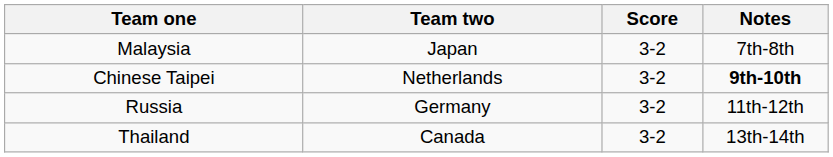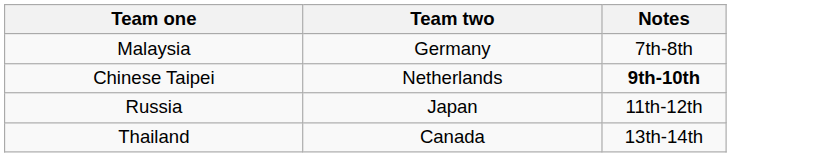- column: (652, 19)
(452, 48) Japan -> (452, 48) Germany
(452, 107) Germany -> (452, 107) Japan
